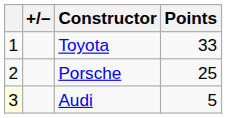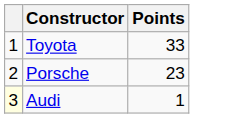- column: (38, 18)
(208, 73) 25 -> (175, 73) 23
(212, 100) 5 -> (180, 100) 1
